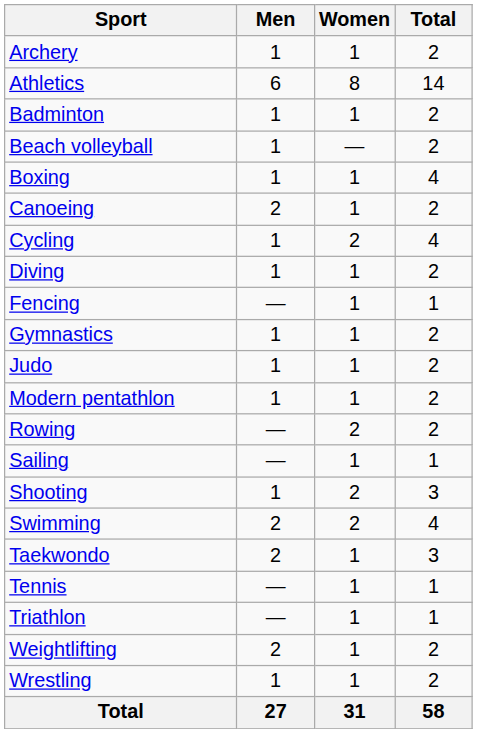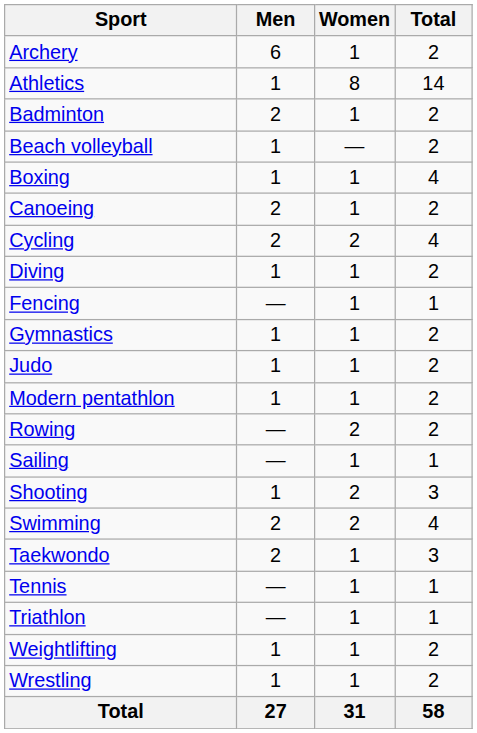(276, 51) 1 -> (276, 51) 6
(276, 83) 6 -> (276, 83) 1
(276, 114) 1 -> (276, 114) 2
(276, 240) 1 -> (276, 240) 2
(276, 649) 2 -> (276, 649) 1
